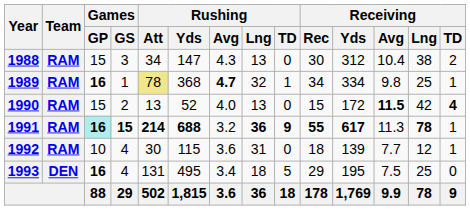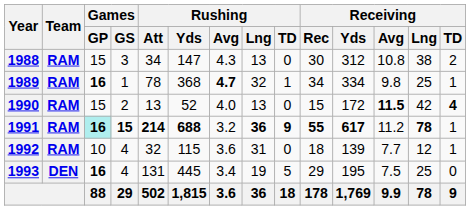(391, 60) 10.4 -> (391, 60) 10.8
(153, 82) khaki background -> (153, 82) no background
(391, 127) 11.3 -> (391, 127) 11.2
(153, 149) 30 -> (153, 149) 32
(189, 171) 495 -> (189, 171) 445
(259, 171) 18 -> (259, 171) 19
